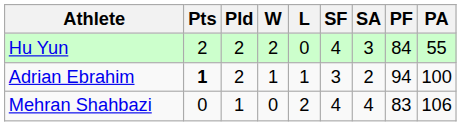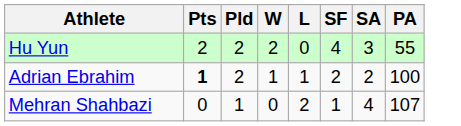- column: (401, 18)
(336, 76) 3 -> (336, 76) 2
(336, 105) 4 -> (336, 105) 1
(437, 105) 106 -> (405, 105) 107
